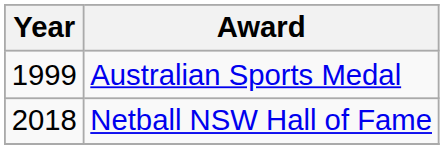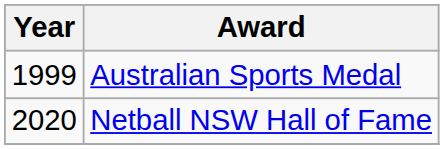(44, 120) 2018 -> (44, 120) 2020
